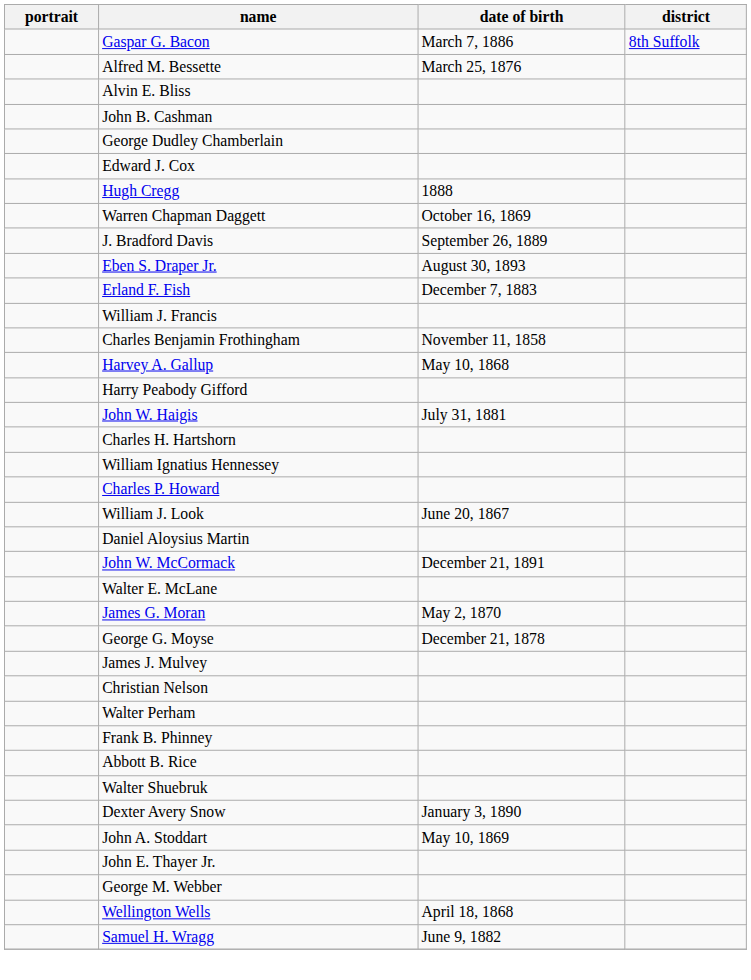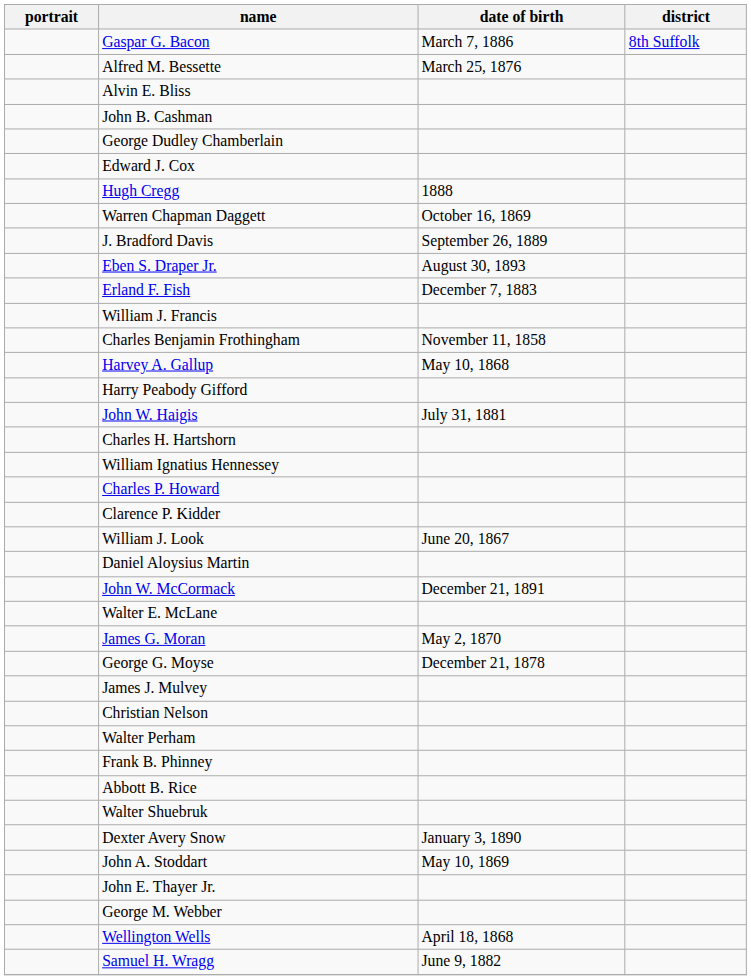+ row: (161, 514)
